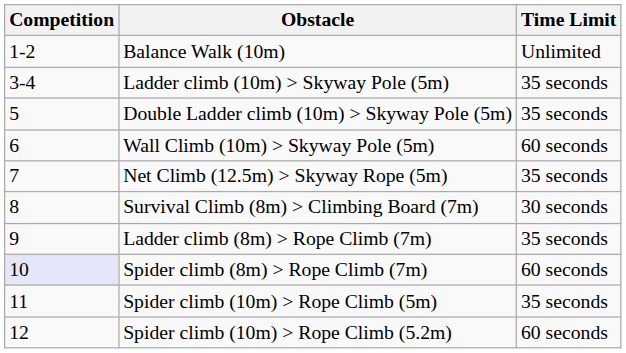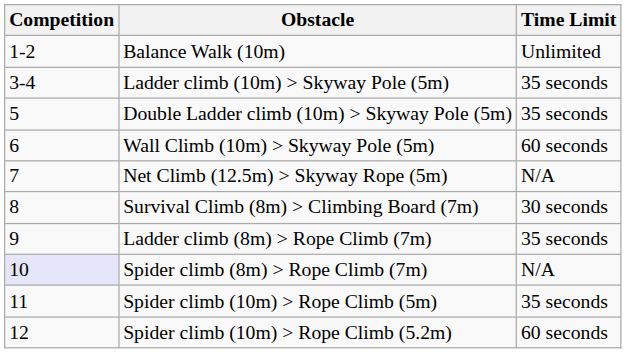(564, 176) 35 seconds -> (538, 176) N/A
(564, 269) 60 seconds -> (538, 269) N/A
